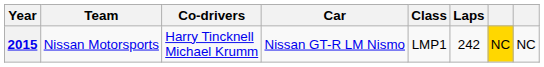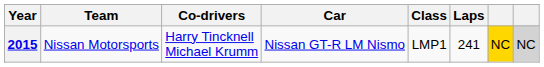(469, 44) 242 -> (469, 44) 241
(526, 44) no background -> (526, 44) lightgrey background
